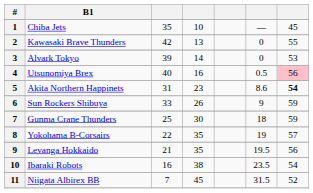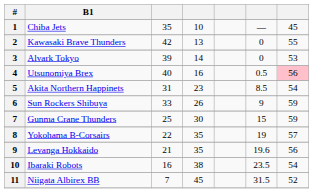(261, 88) 8.6 -> (261, 88) 8.5
(293, 88) bold -> (293, 88) normal
(261, 119) 18 -> (261, 119) 15
(261, 149) 19.5 -> (261, 149) 19.6
